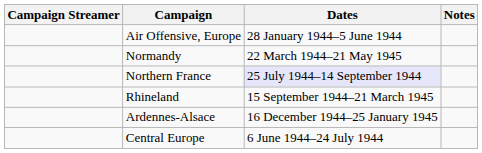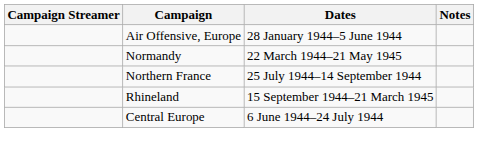(334, 76) lavender background -> (334, 76) no background
- row: (170, 117)
